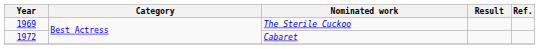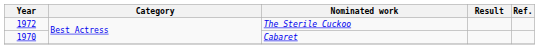(26, 24) 1969 -> (26, 24) 1972
(26, 37) 1972 -> (26, 37) 1970
